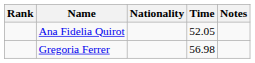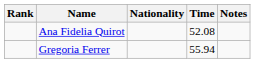(202, 31) 52.05 -> (202, 31) 52.08
(202, 49) 56.98 -> (202, 49) 55.94
